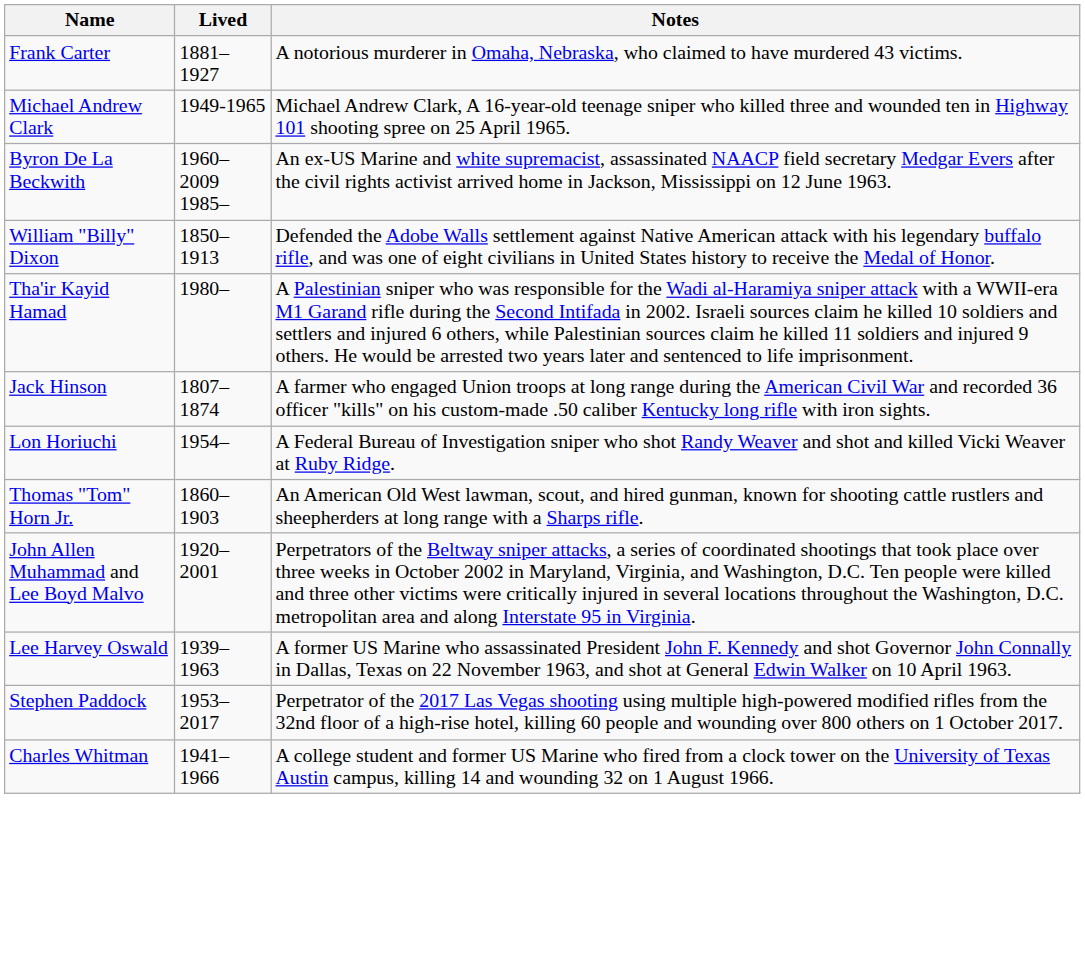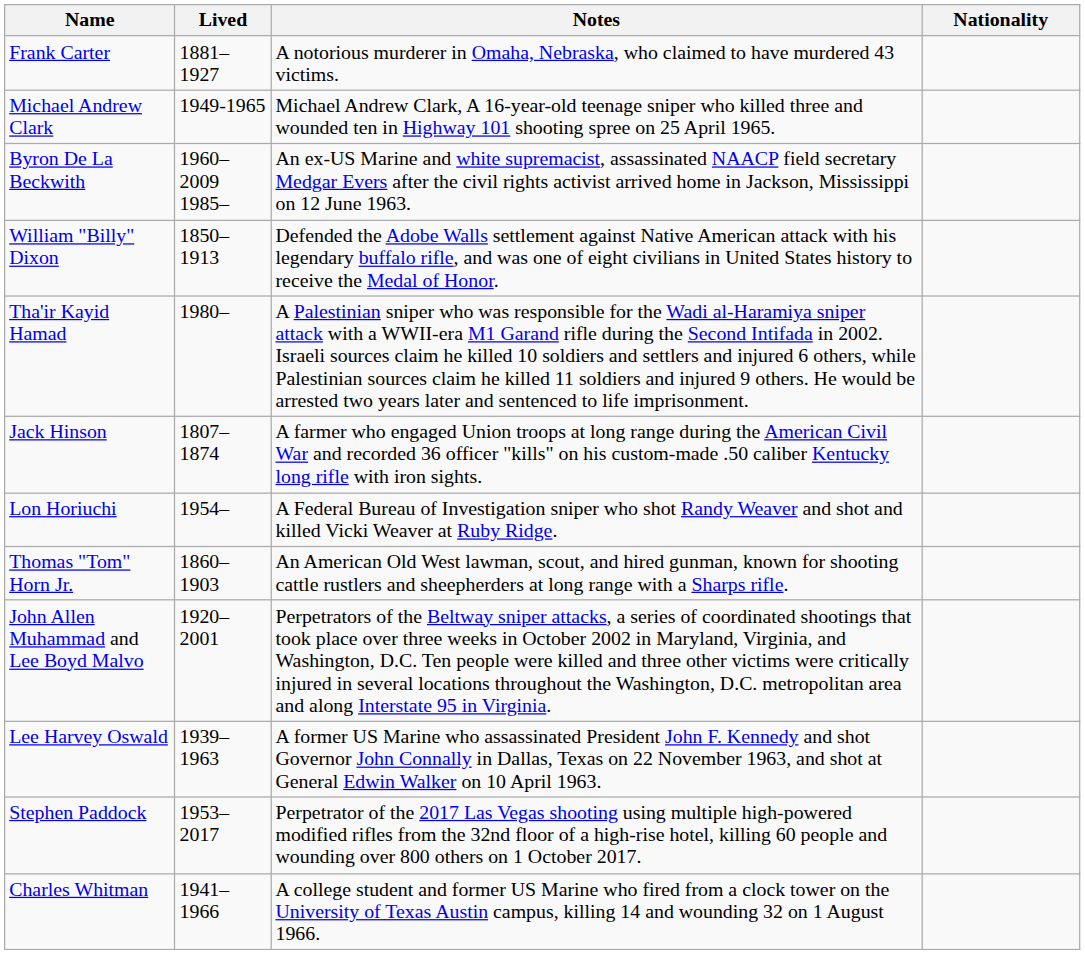+ column: (1001, 20)
